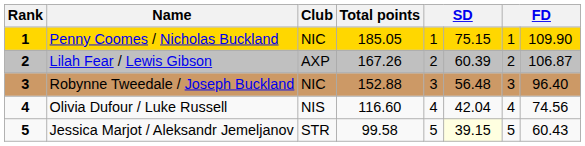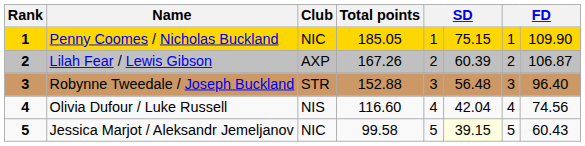(313, 84) NIC -> (315, 84) STR
(315, 130) STR -> (313, 130) NIC
